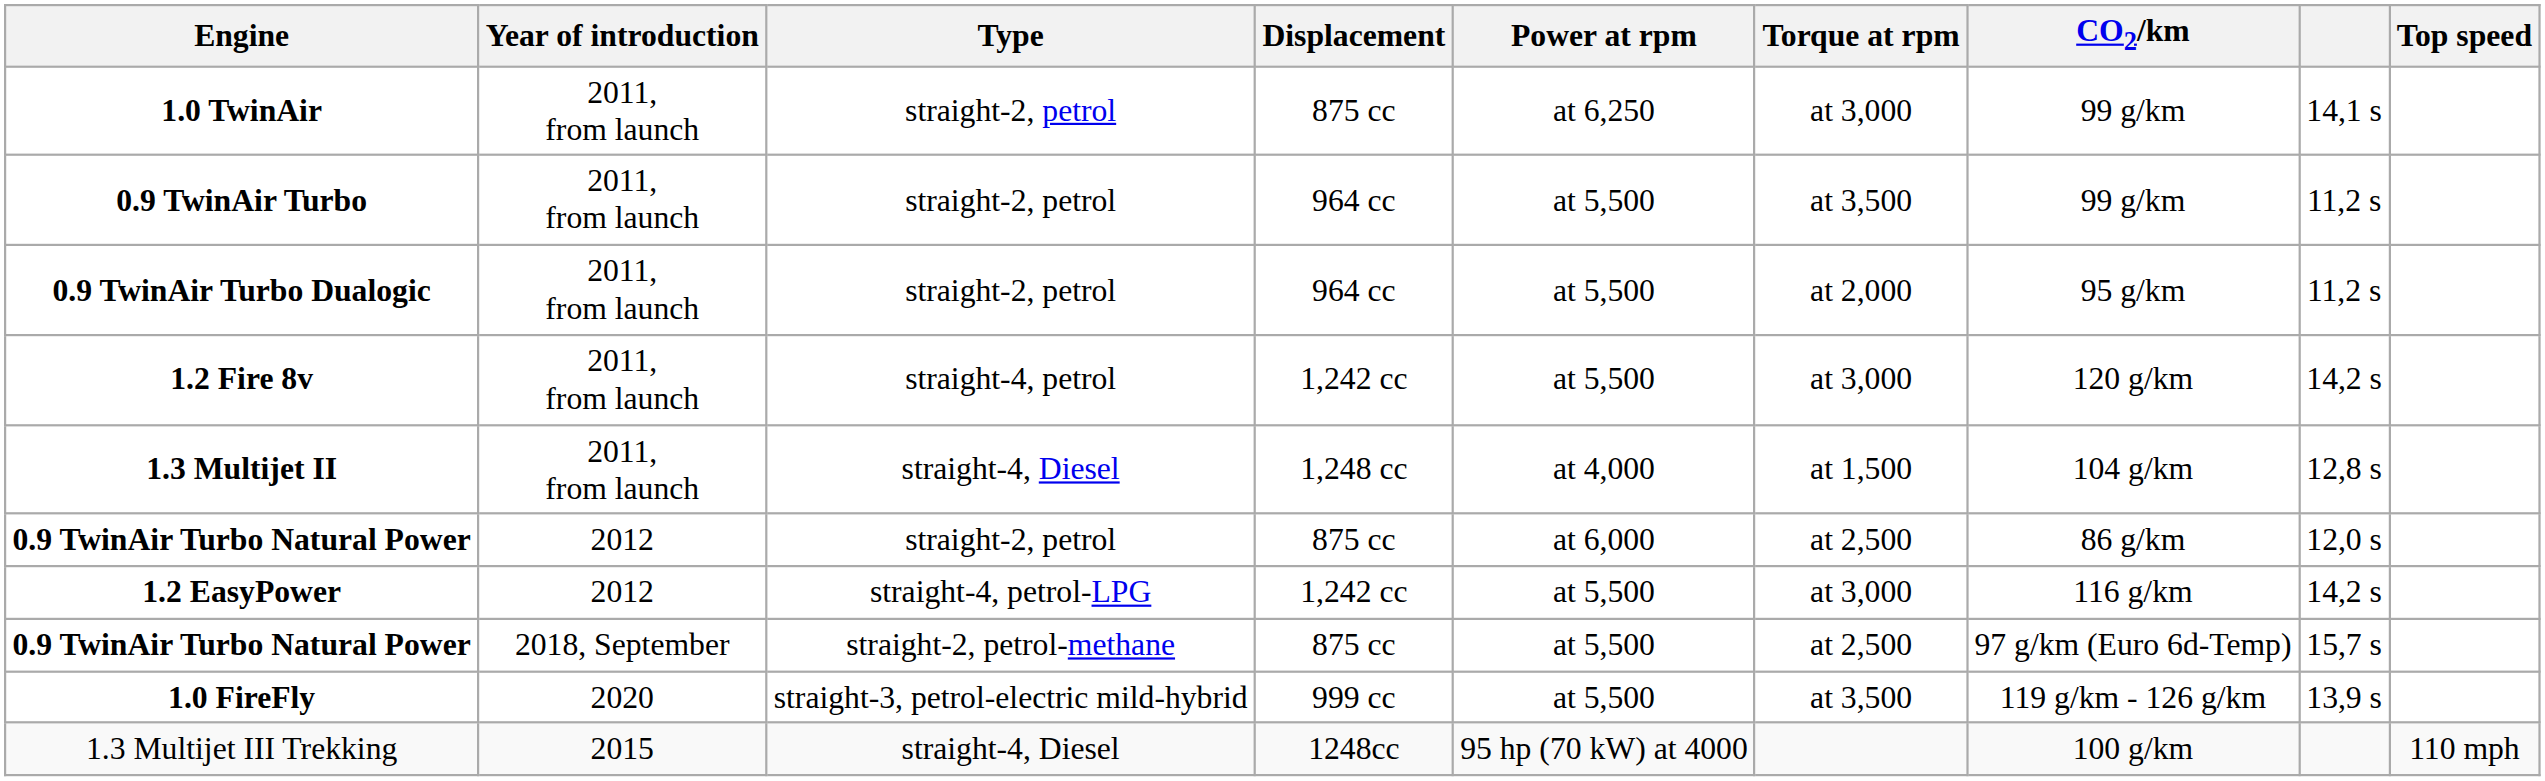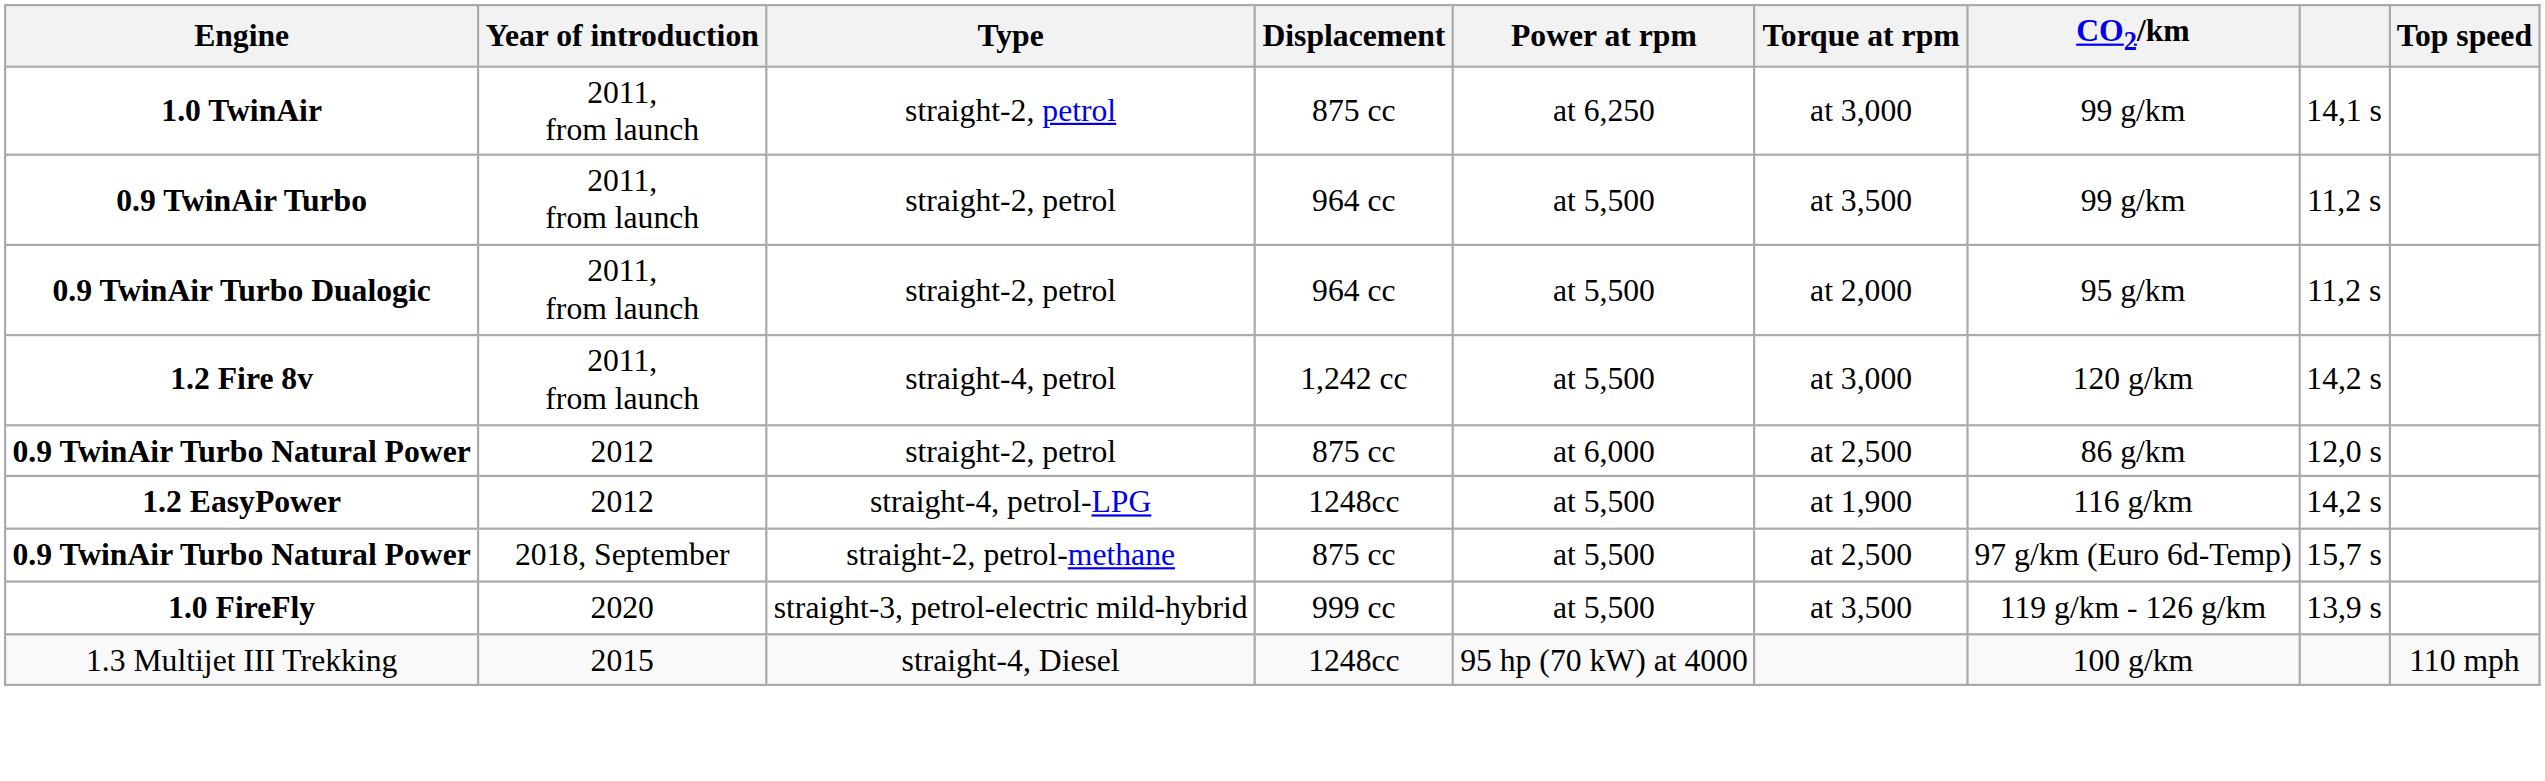- row: (242, 469)
(1354, 592) 1,242 cc -> (1354, 502) 1248cc
(1861, 592) at 3,000 -> (1861, 502) at 1,900
